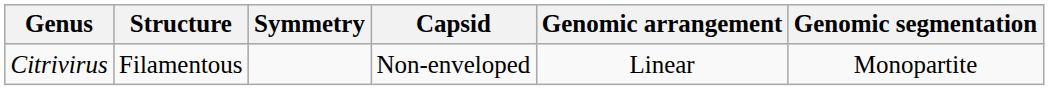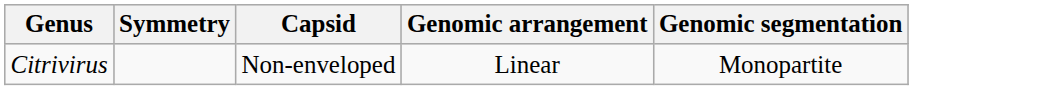- column: (181, 24)
